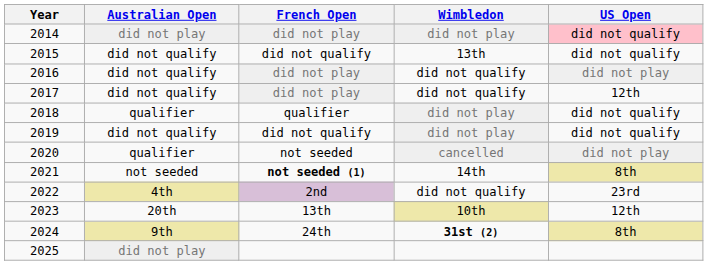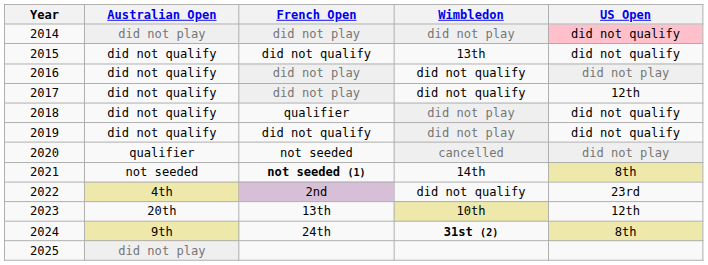(162, 113) qualifier -> (162, 113) did not qualify
